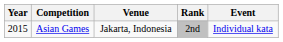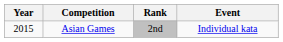- column: (136, 13)
